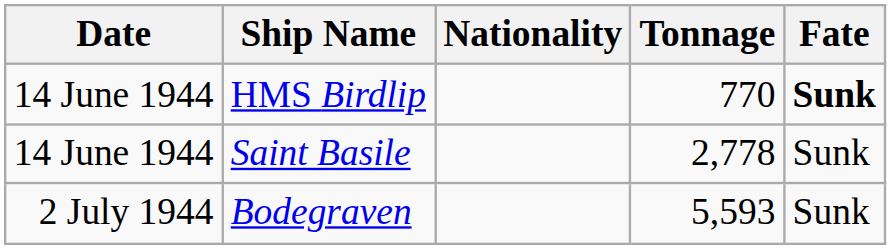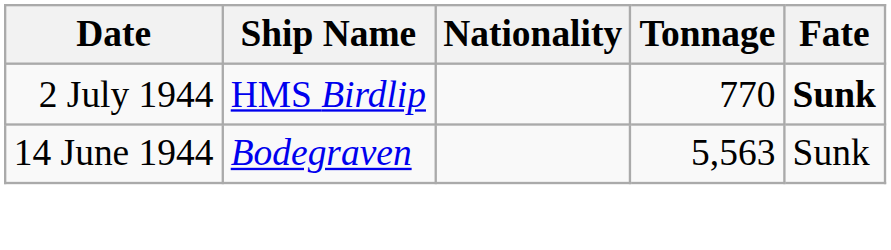(114, 93) 14 June 1944 -> (126, 93) 2 July 1944
- row: (321, 152)
(126, 212) 2 July 1944 -> (114, 152) 14 June 1944
(733, 212) 5,593 -> (733, 152) 5,563
